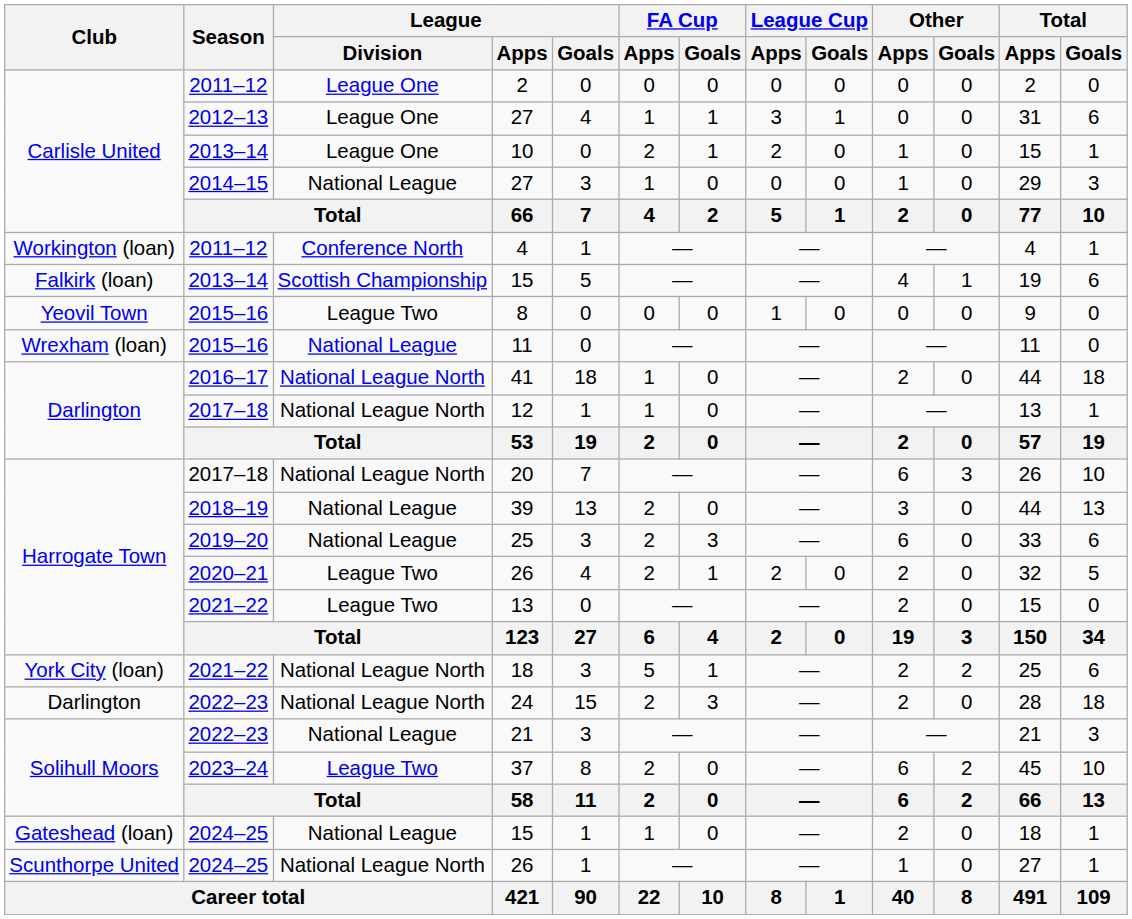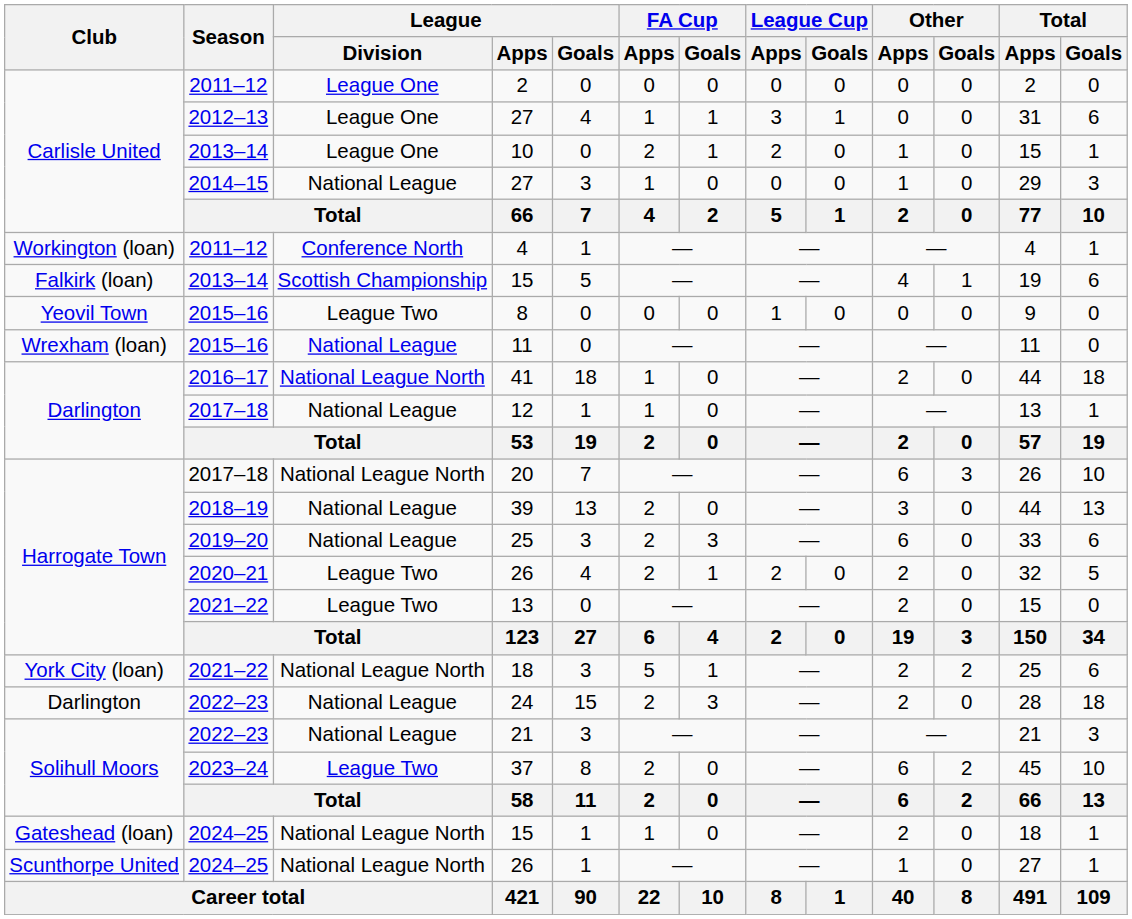(382, 410) National League North -> (382, 410) National League
(382, 702) National League North -> (382, 702) National League
(382, 832) National League -> (382, 832) National League North
